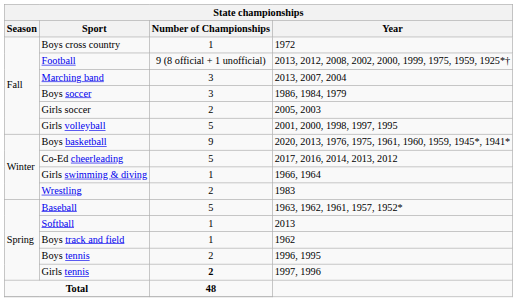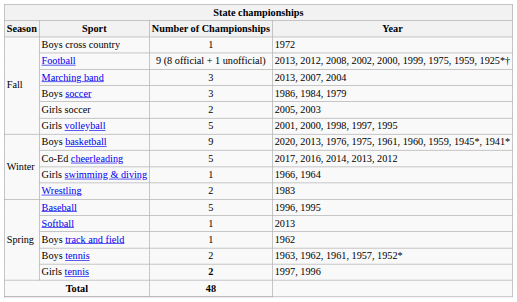(339, 207) 1963, 1962, 1961, 1957, 1952* -> (298, 207) 1996, 1995
(298, 256) 1996, 1995 -> (339, 256) 1963, 1962, 1961, 1957, 1952*
